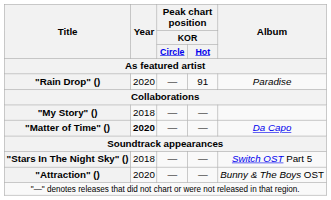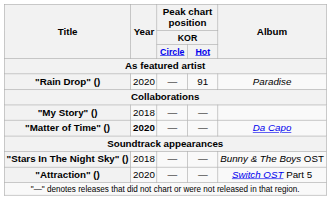(272, 159) Switch OST Part 5 -> (272, 159) Bunny & The Boys OST
(272, 174) Bunny & The Boys OST -> (272, 174) Switch OST Part 5
